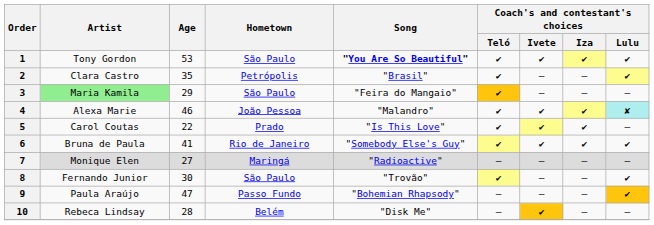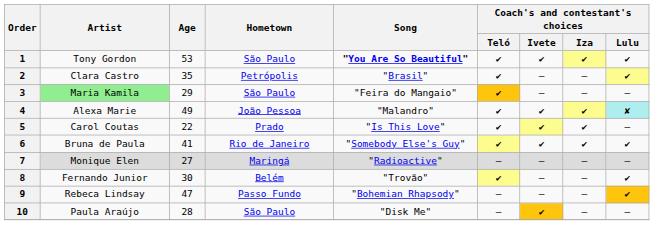(187, 110) 46 -> (187, 110) 49
(269, 178) São Paulo -> (269, 178) Belém
(105, 195) Paula Araújo -> (105, 195) Rebeca Lindsay
(105, 211) Rebeca Lindsay -> (105, 211) Paula Araújo
(269, 211) Belém -> (269, 211) São Paulo
